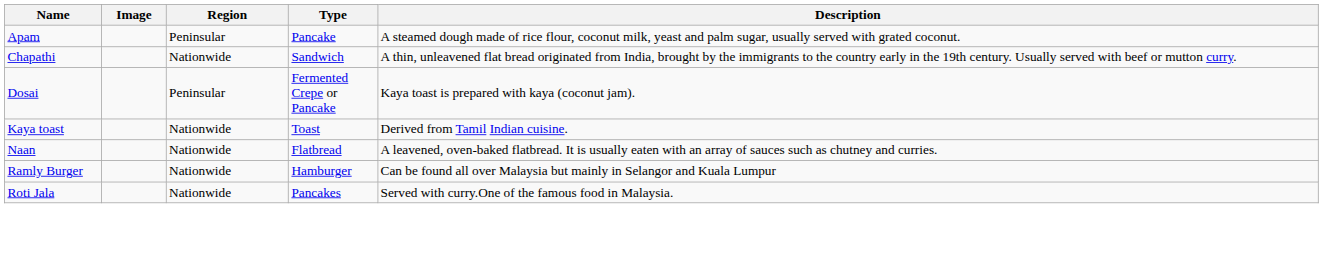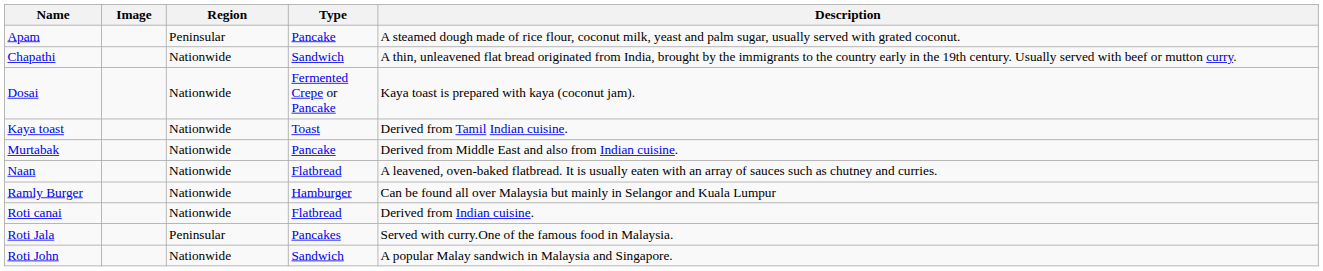(197, 93) Peninsular -> (200, 93) Nationwide
+ row: (33, 150)
+ row: (35, 213)
(200, 192) Nationwide -> (197, 234) Peninsular
+ row: (33, 255)
